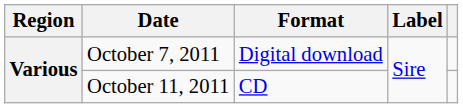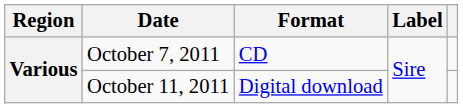(311, 53) Digital download -> (253, 53) CD
(253, 86) CD -> (311, 86) Digital download
